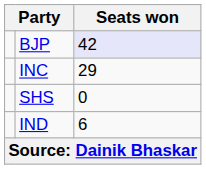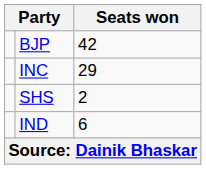(87, 44) lavender background -> (87, 44) no background
(83, 97) 0 -> (83, 97) 2
